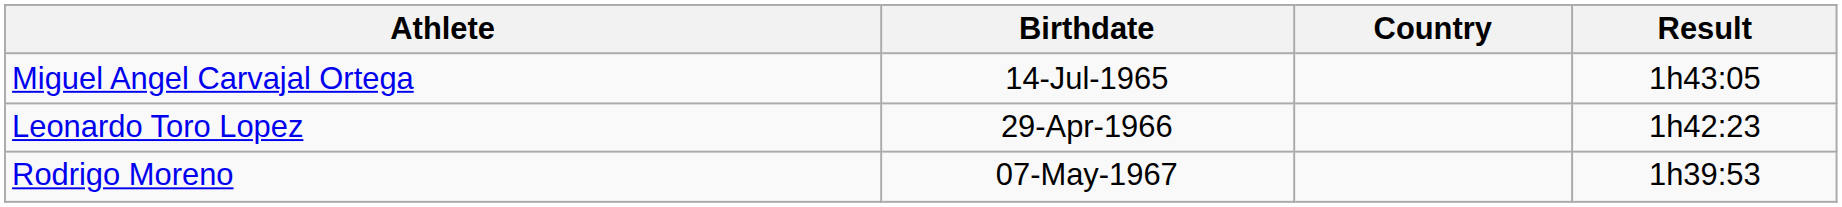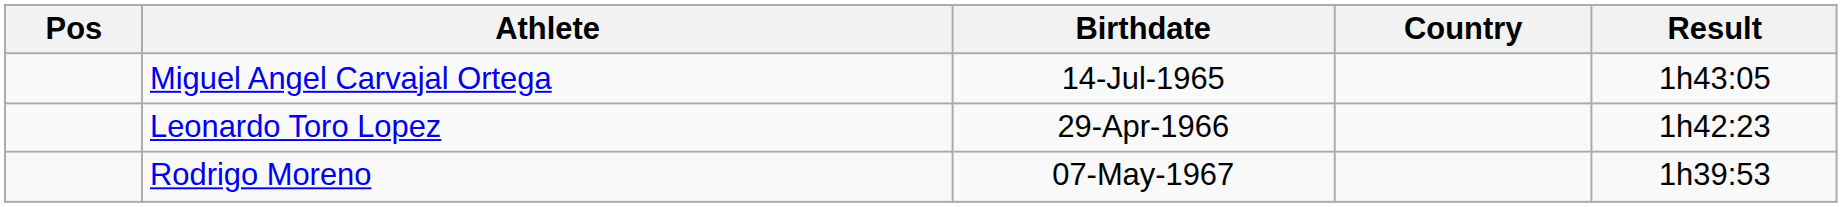+ column: (74, 28)
